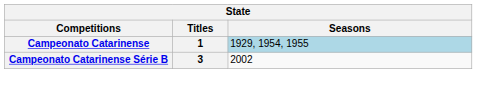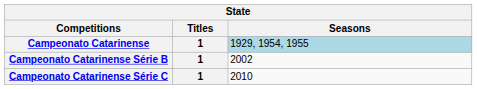(200, 60) 3 -> (200, 60) 1
+ row: (89, 76)
